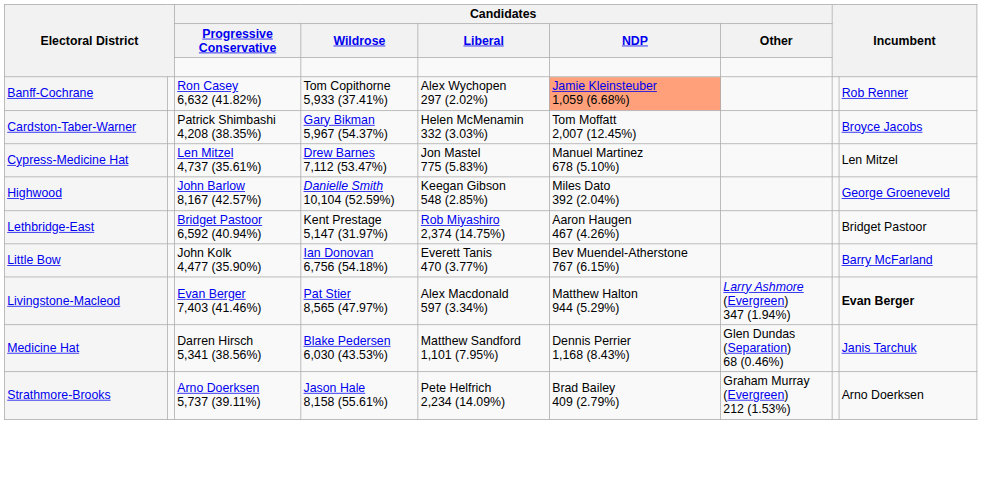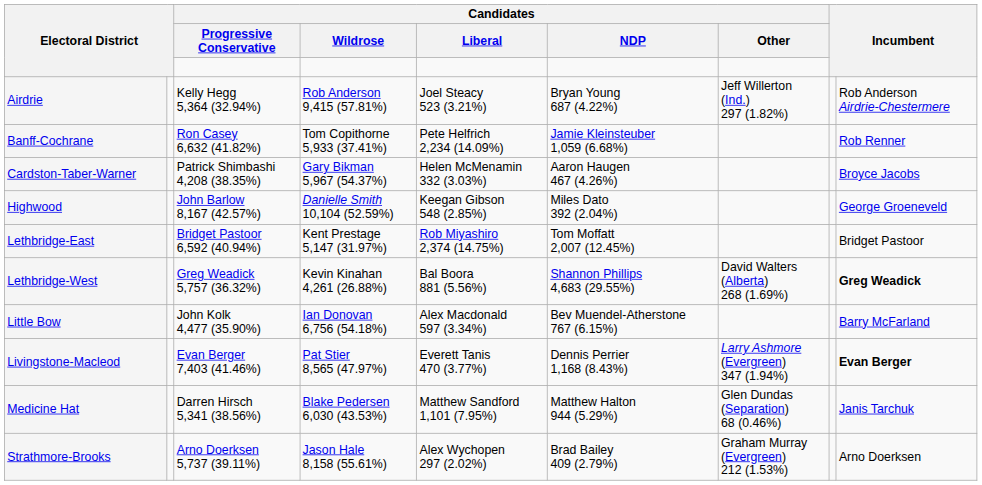+ row: (25, 100)
(464, 93) Alex Wychopen 297 (2.02%) -> (462, 140) Pete Helfrich 2,234 (14.09%)
(605, 93) lightsalmon background -> (603, 140) no background
(594, 127) Tom Moffatt 2,007 (12.45%) -> (590, 174) Aaron Haugen 467 (4.26%)
- row: (68, 160)
(592, 227) Aaron Haugen 467 (4.26%) -> (592, 241) Tom Moffatt 2,007 (12.45%)
+ row: (52, 281)
(456, 260) Everett Tanis 470 (3.77%) -> (463, 321) Alex Macdonald 597 (3.34%)
(465, 300) Alex Macdonald 597 (3.34%) -> (455, 362) Everett Tanis 470 (3.77%)
(595, 300) Matthew Halton 944 (5.29%) -> (590, 362) Dennis Perrier 1,168 (8.43%)
(592, 348) Dennis Perrier 1,168 (8.43%) -> (593, 409) Matthew Halton 944 (5.29%)
(463, 395) Pete Helfrich 2,234 (14.09%) -> (462, 456) Alex Wychopen 297 (2.02%)
